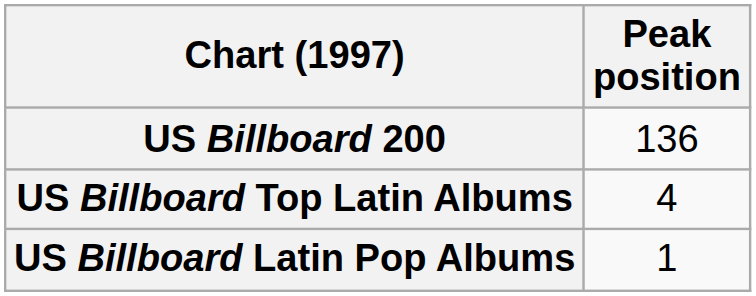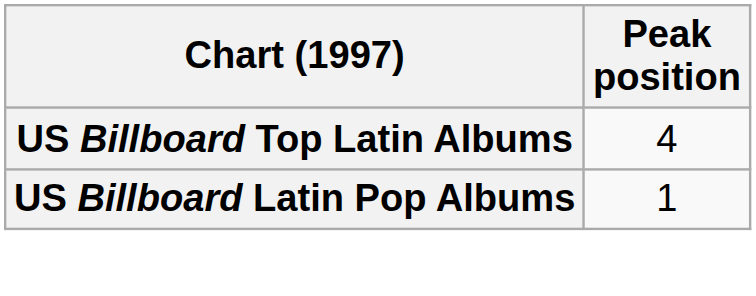- row: (295, 137)
